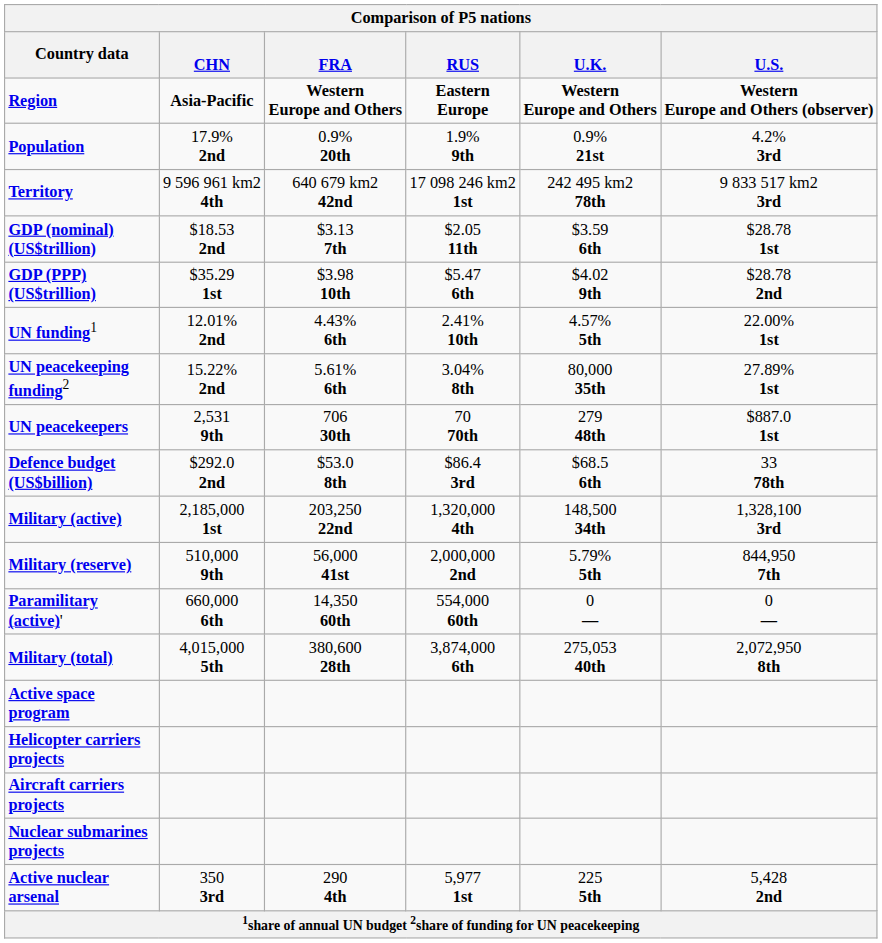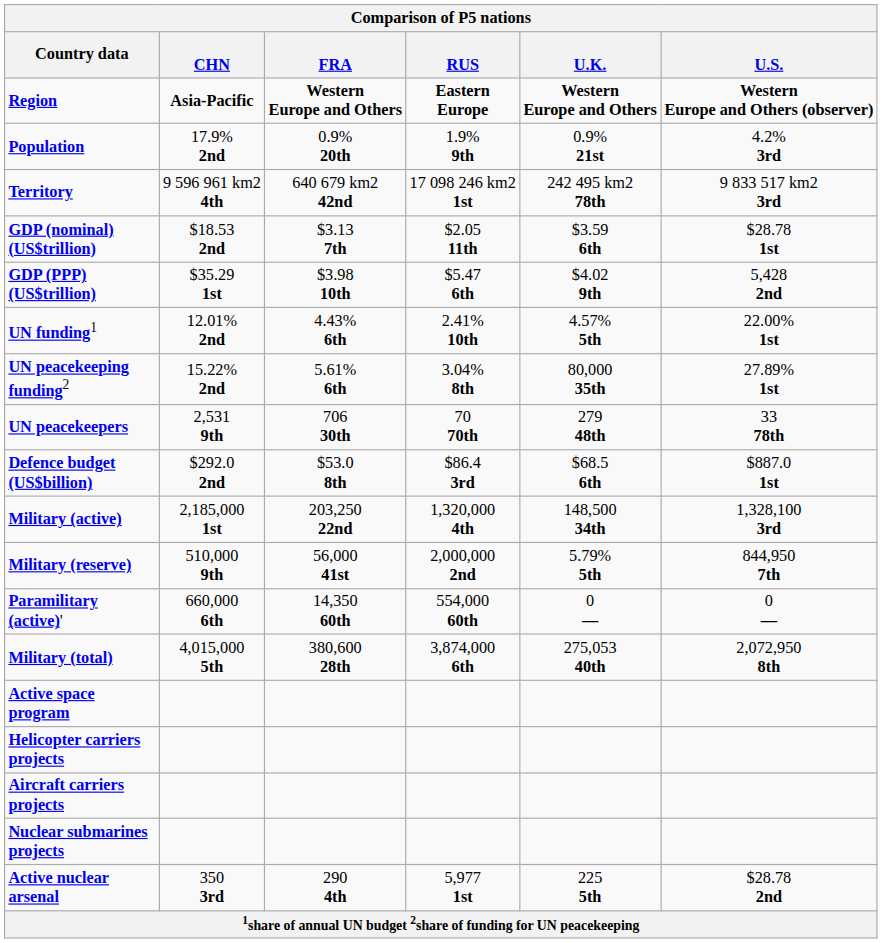(769, 284) $28.78 2nd -> (769, 284) 5,428 2nd
(769, 427) $887.0 1st -> (769, 427) 33 78th
(769, 473) 33 78th -> (769, 473) $887.0 1st
(769, 887) 5,428 2nd -> (769, 887) $28.78 2nd
